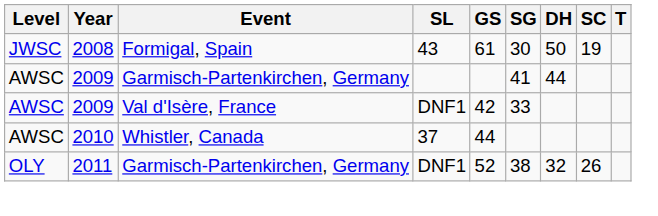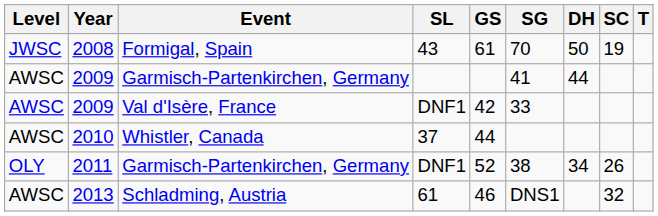(520, 48) 30 -> (520, 48) 70
(556, 166) 32 -> (578, 166) 34
+ row: (93, 195)
